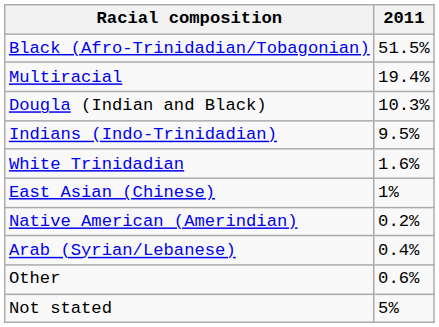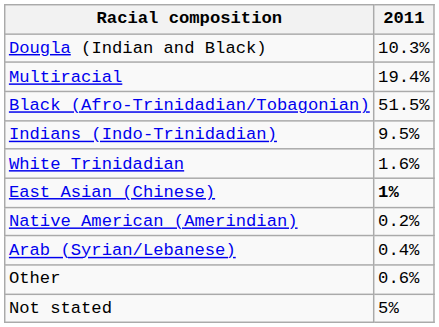rows swapped: (189, 48) <-> (138, 106)
(388, 192) normal -> (388, 192) bold
